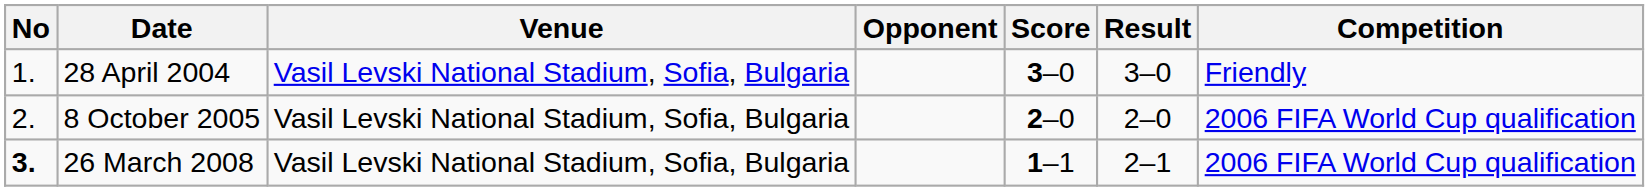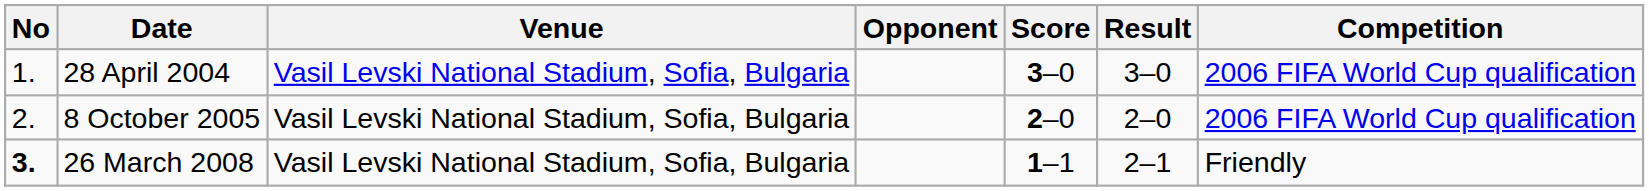(1255, 72) Friendly -> (1420, 72) 2006 FIFA World Cup qualification
(1420, 162) 2006 FIFA World Cup qualification -> (1255, 162) Friendly
